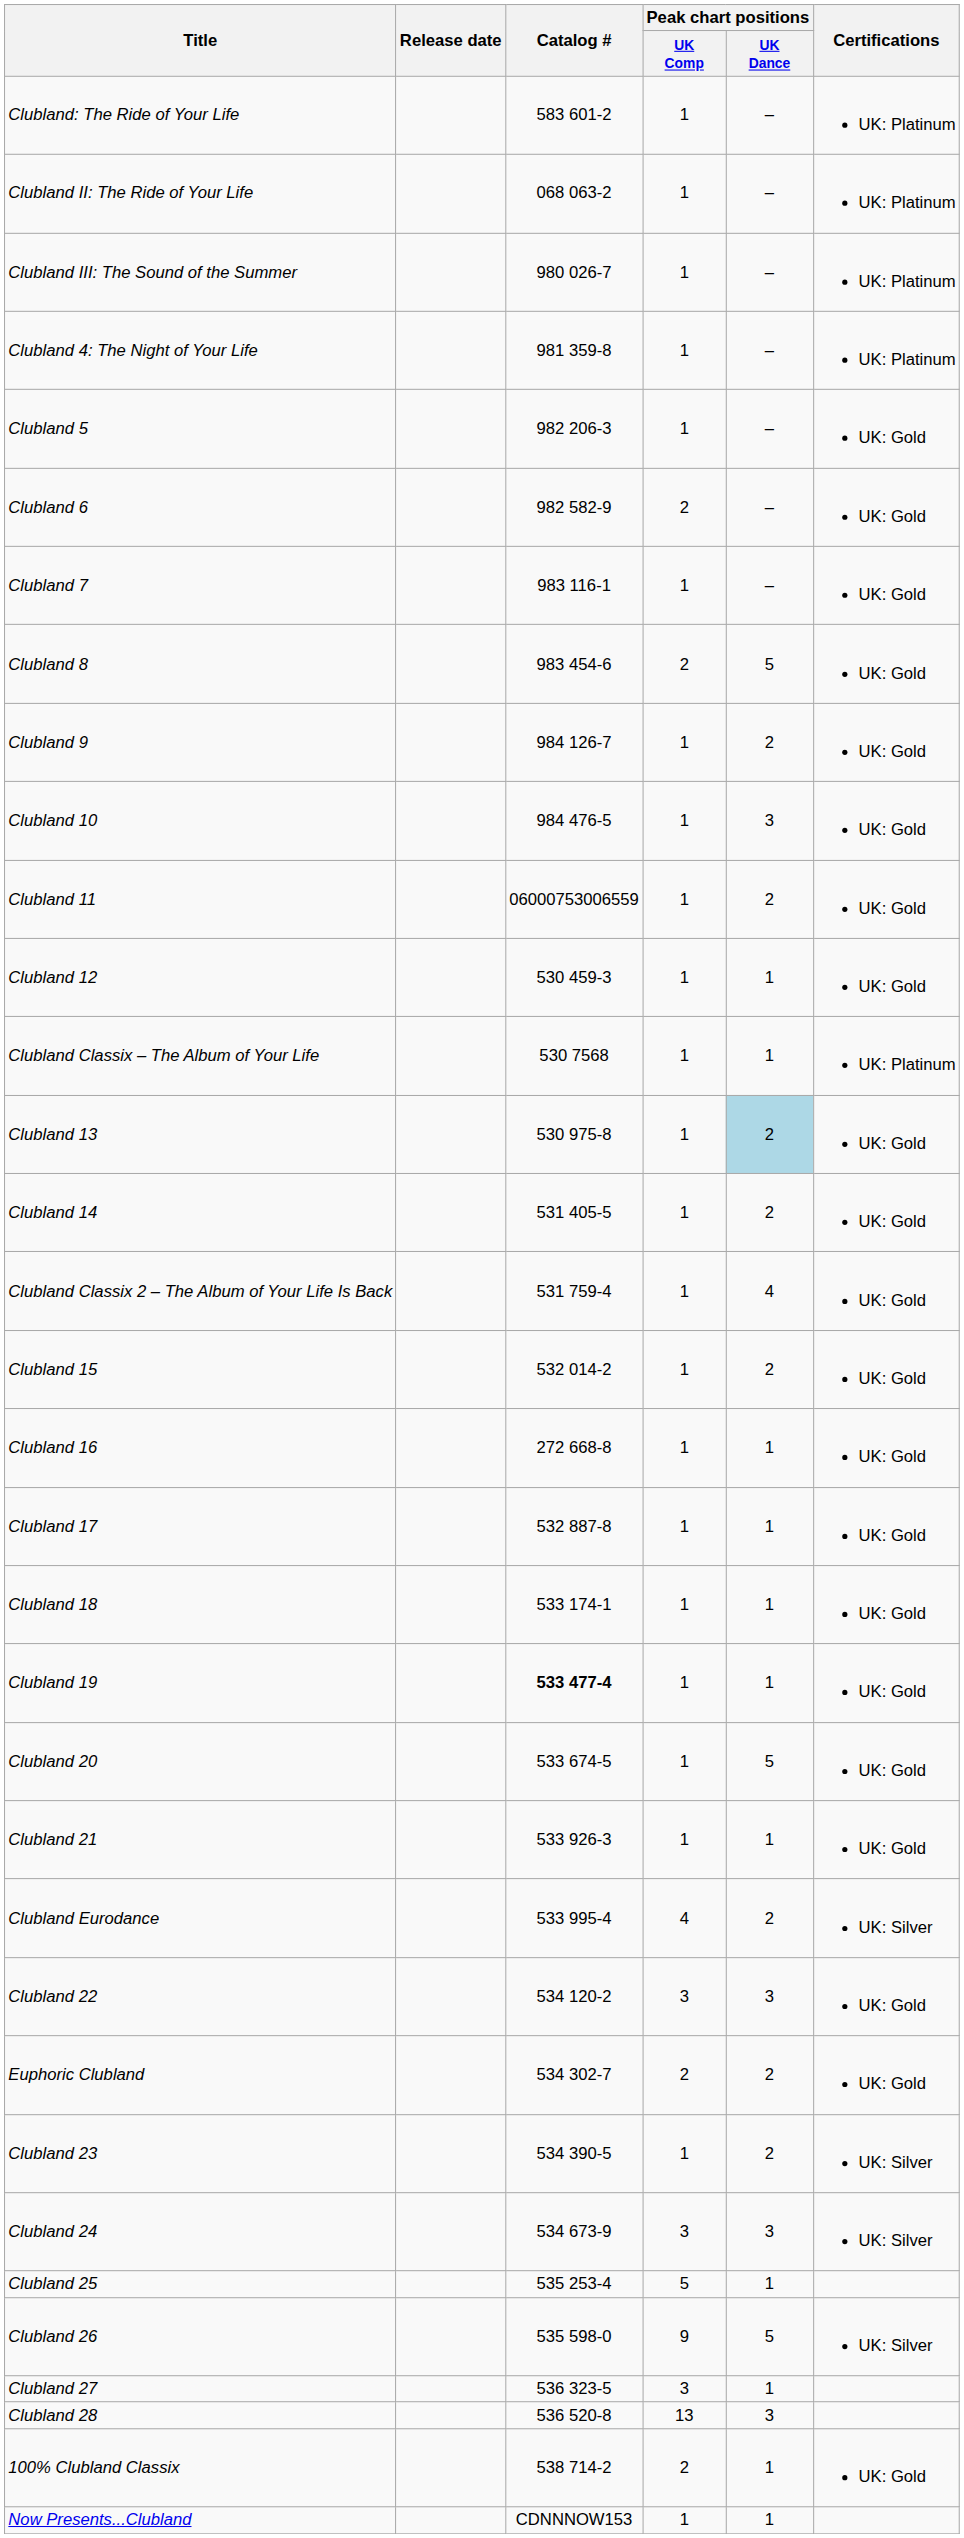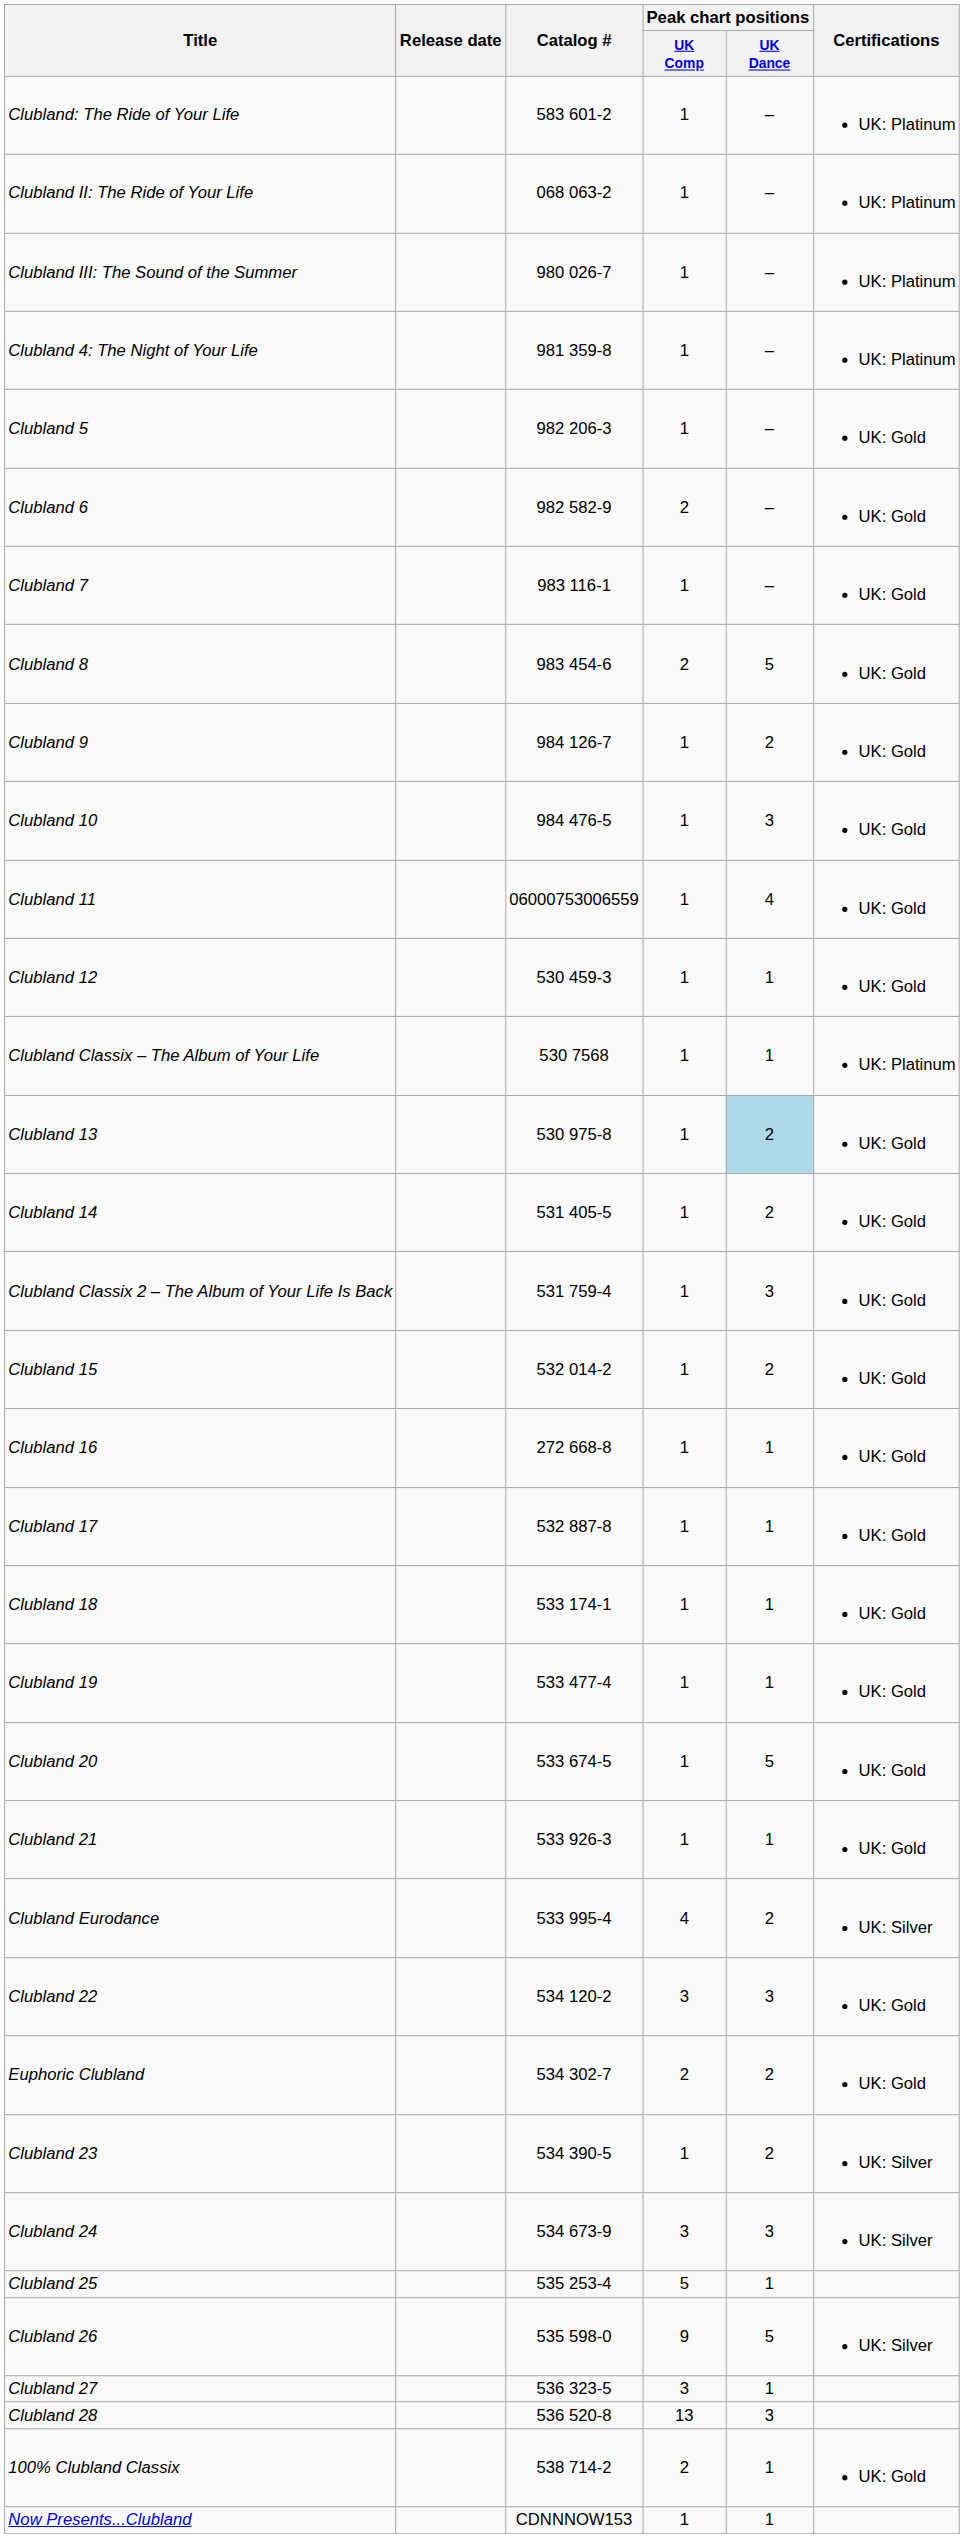(769, 899) 2 -> (769, 899) 4
(769, 1291) 4 -> (769, 1291) 3
(574, 1682) bold -> (574, 1682) normal
